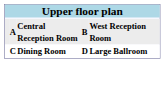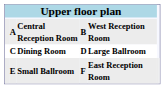+ row: (46, 71)
